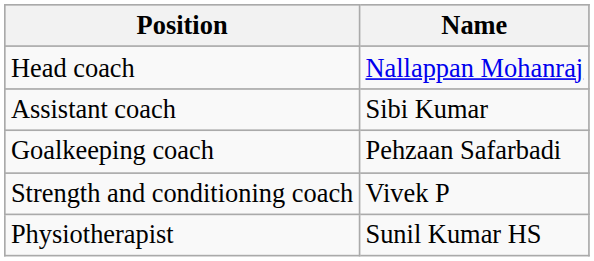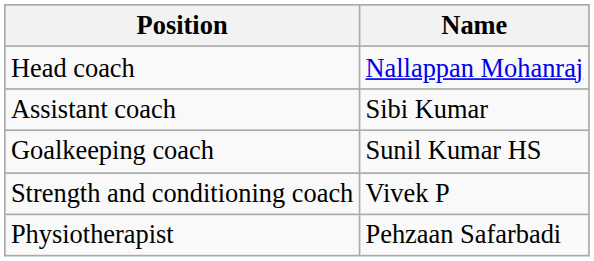(463, 151) Pehzaan Safarbadi -> (453, 151) Sunil Kumar HS
(453, 234) Sunil Kumar HS -> (463, 234) Pehzaan Safarbadi
